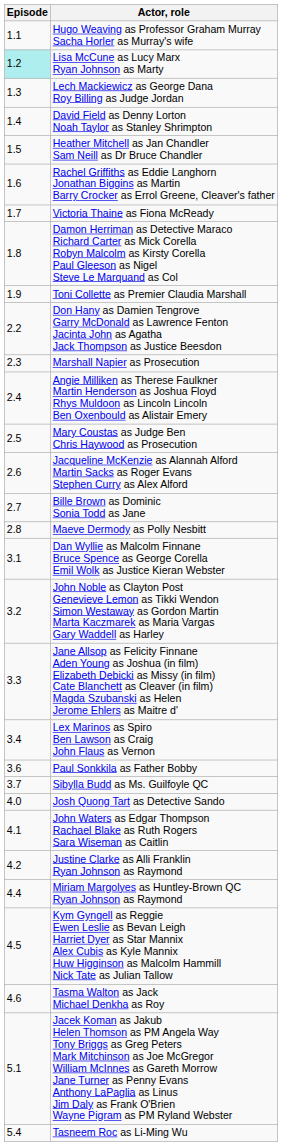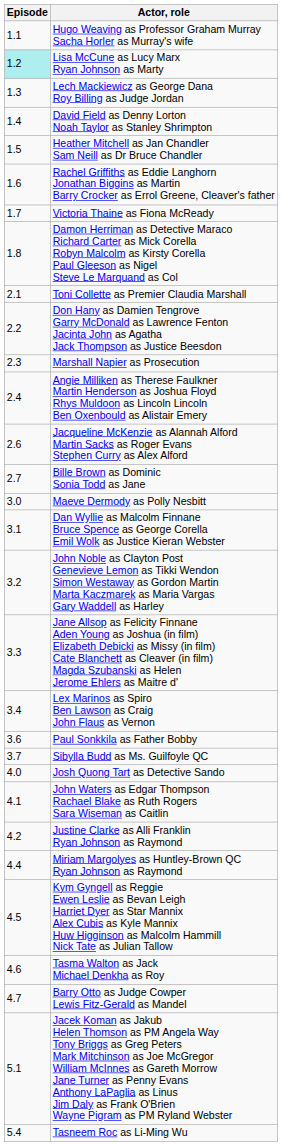(14, 294) 1.9 -> (14, 294) 2.1
- row: (125, 438)
(14, 530) 2.8 -> (14, 501) 3.0
+ row: (120, 998)
